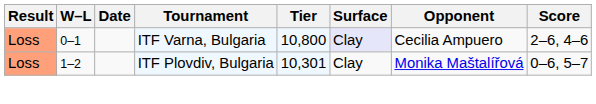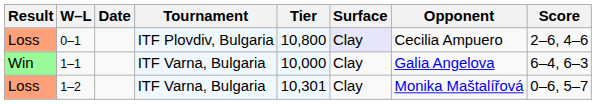(202, 39) ITF Varna, Bulgaria -> (206, 39) ITF Plovdiv, Bulgaria
+ row: (71, 64)
(206, 63) ITF Plovdiv, Bulgaria -> (202, 87) ITF Varna, Bulgaria
